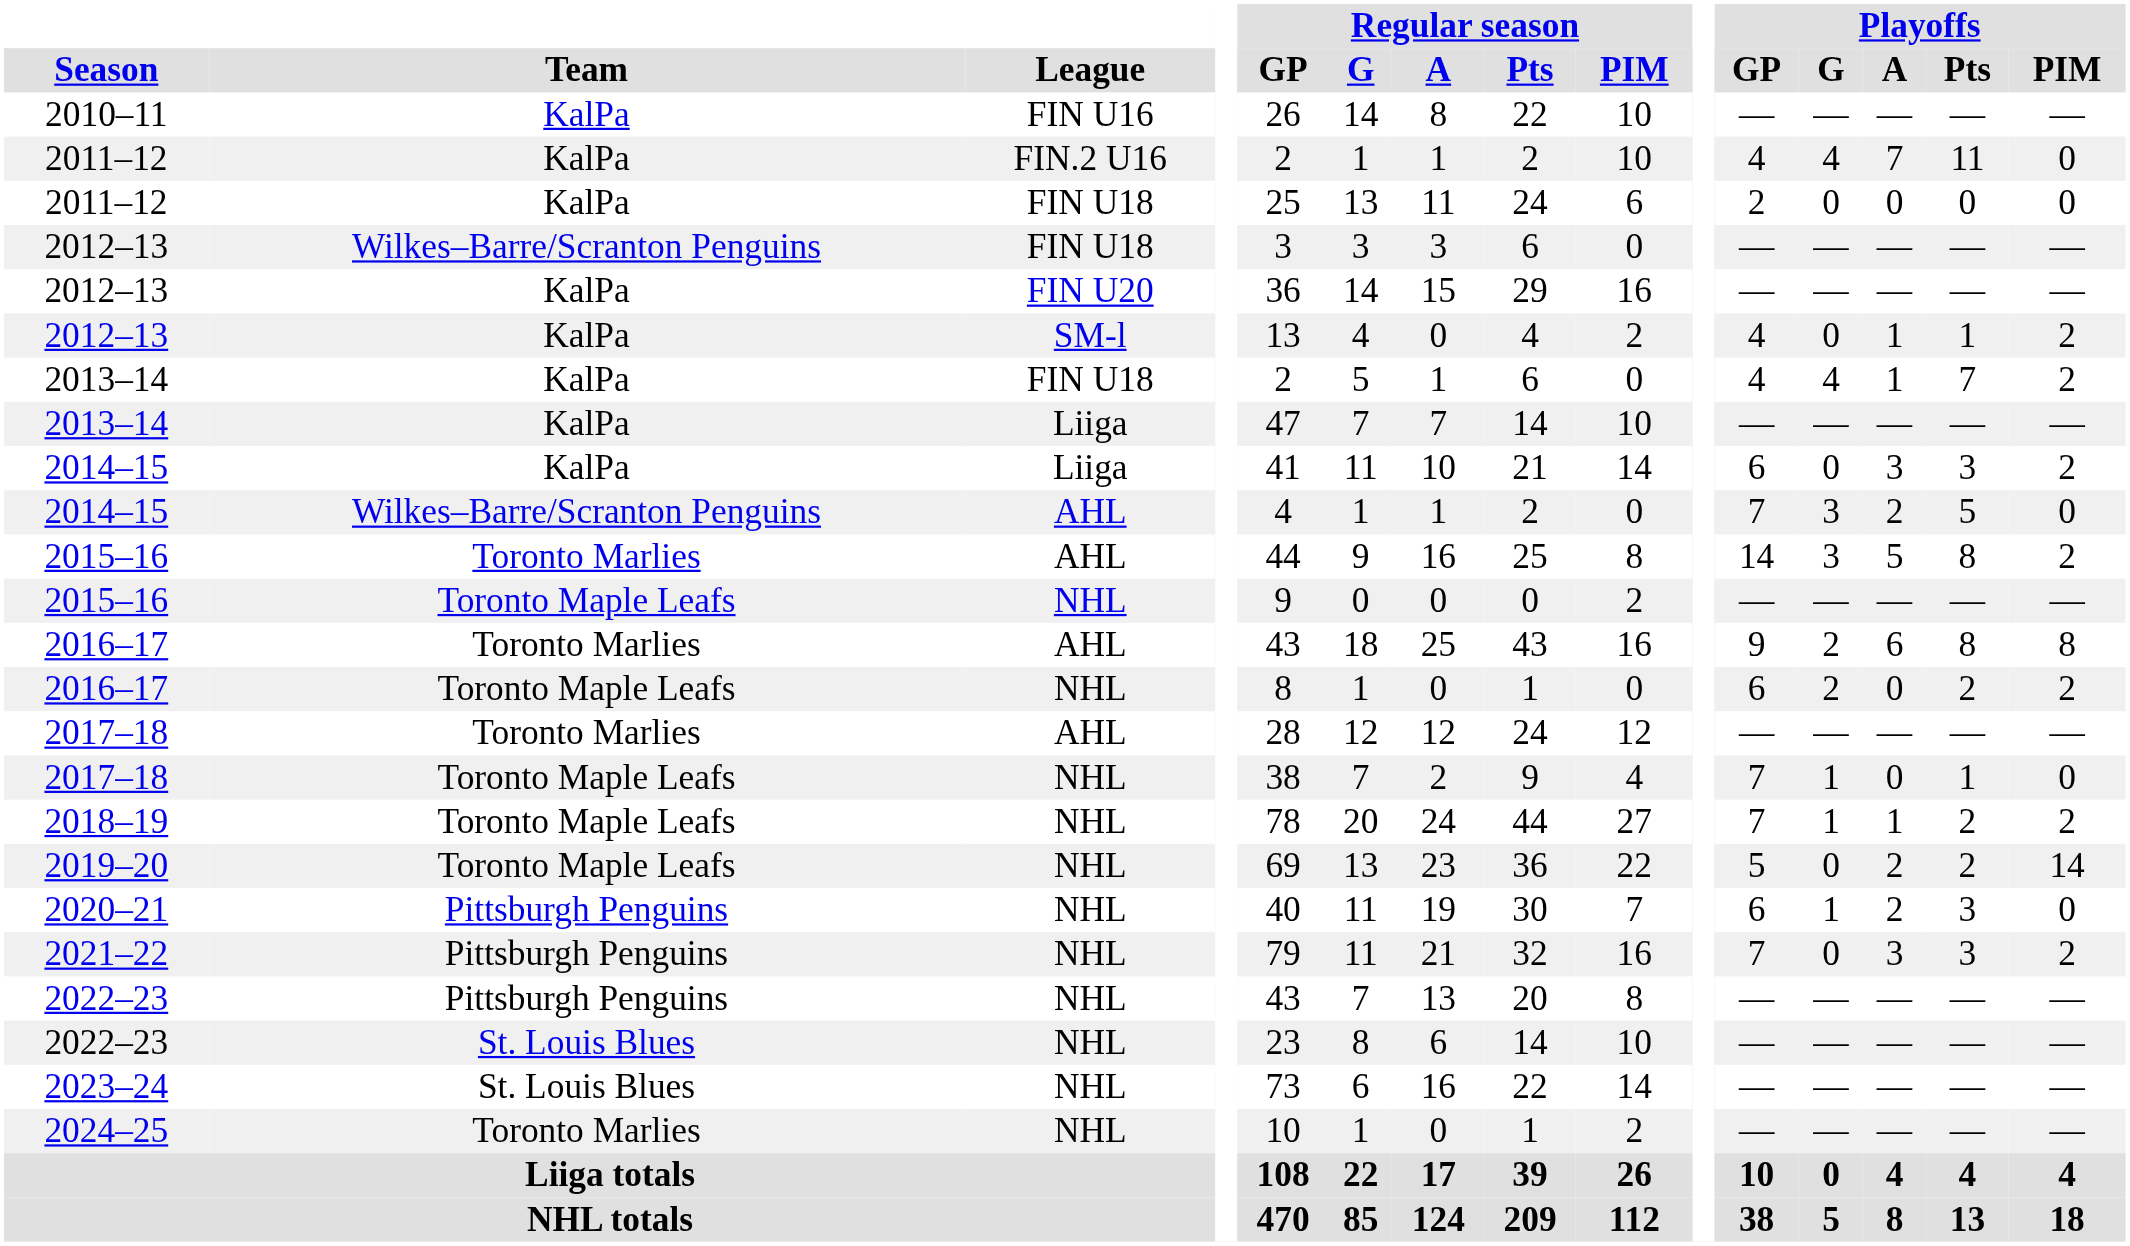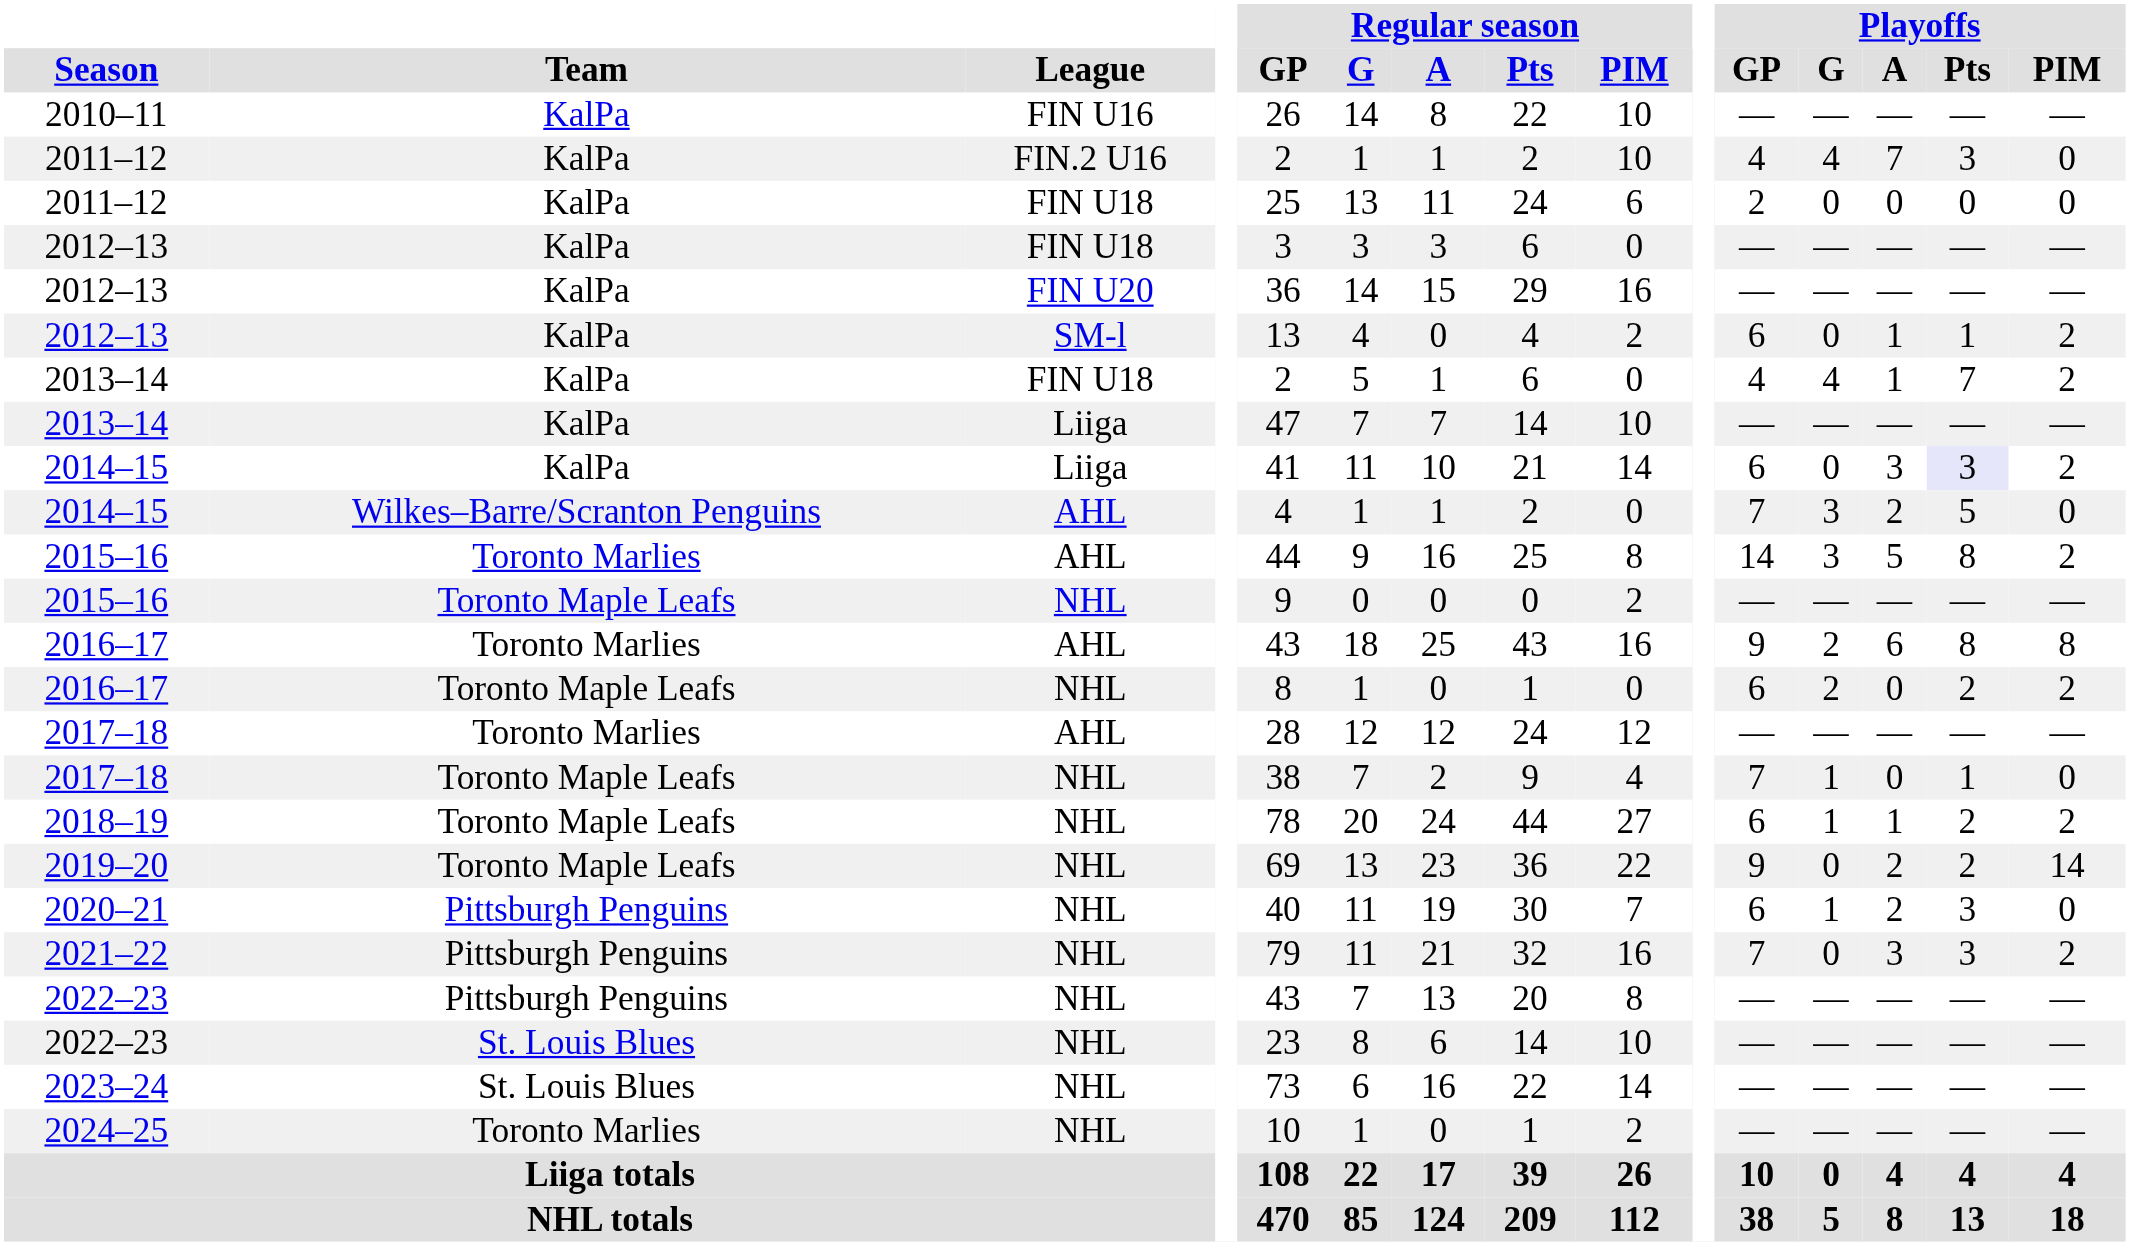(1967, 158) 11 -> (1967, 158) 3
(586, 246) Wilkes–Barre/Scranton Penguins -> (586, 246) KalPa
(1757, 334) 4 -> (1757, 334) 6
(1967, 467) no background -> (1967, 467) lavender background
(1757, 821) 7 -> (1757, 821) 6
(1757, 865) 5 -> (1757, 865) 9
